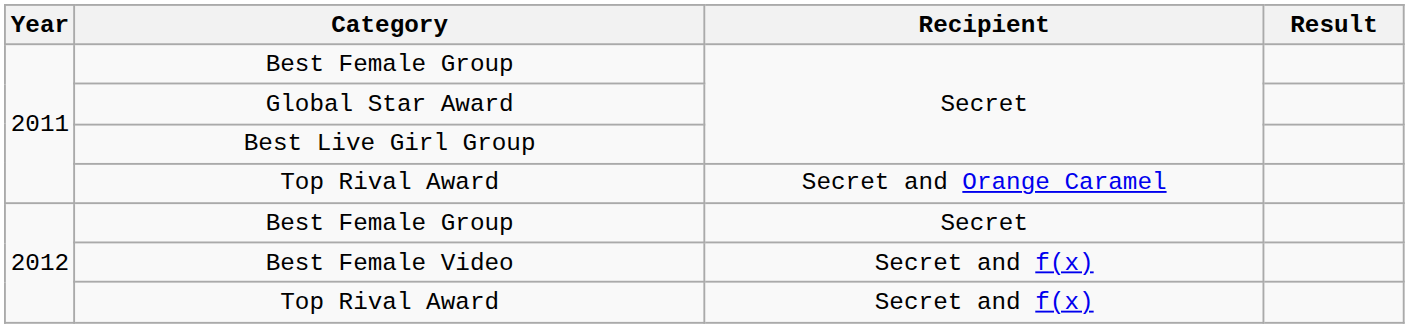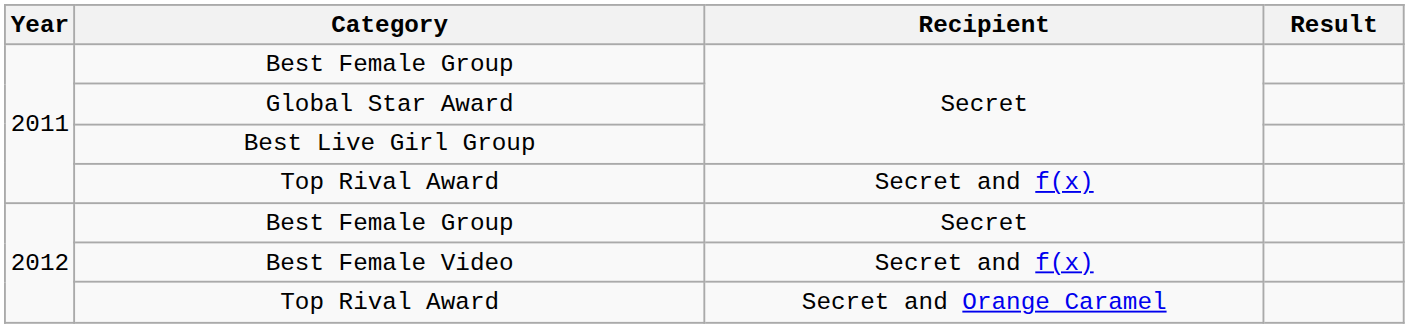(984, 183) Secret and Orange Caramel -> (984, 183) Secret and f(x)
(984, 302) Secret and f(x) -> (984, 302) Secret and Orange Caramel
